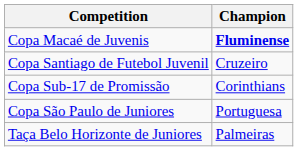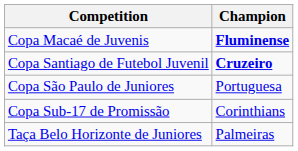(242, 63) normal -> (244, 63) bold
rows swapped: (91, 110) <-> (89, 87)
